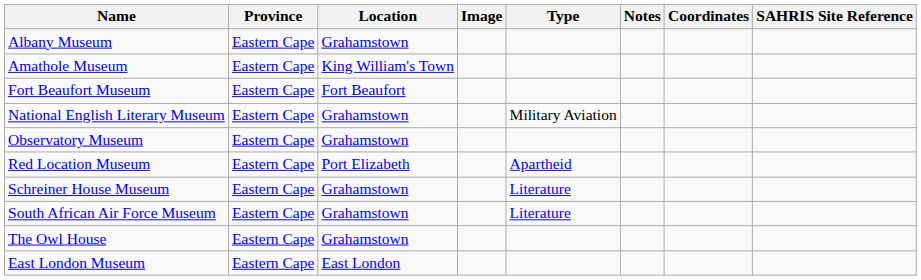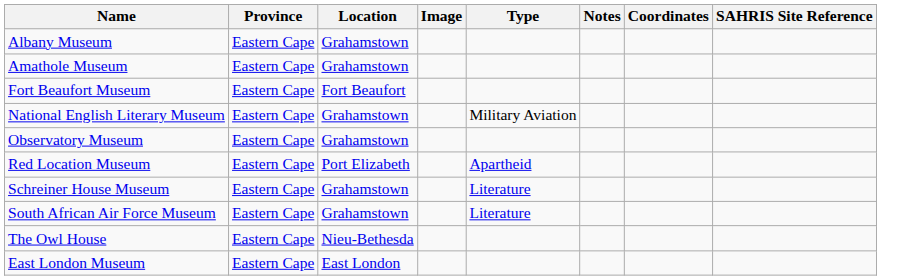(388, 66) King William's Town -> (365, 66) Grahamstown
(365, 238) Grahamstown -> (368, 238) Nieu-Bethesda
